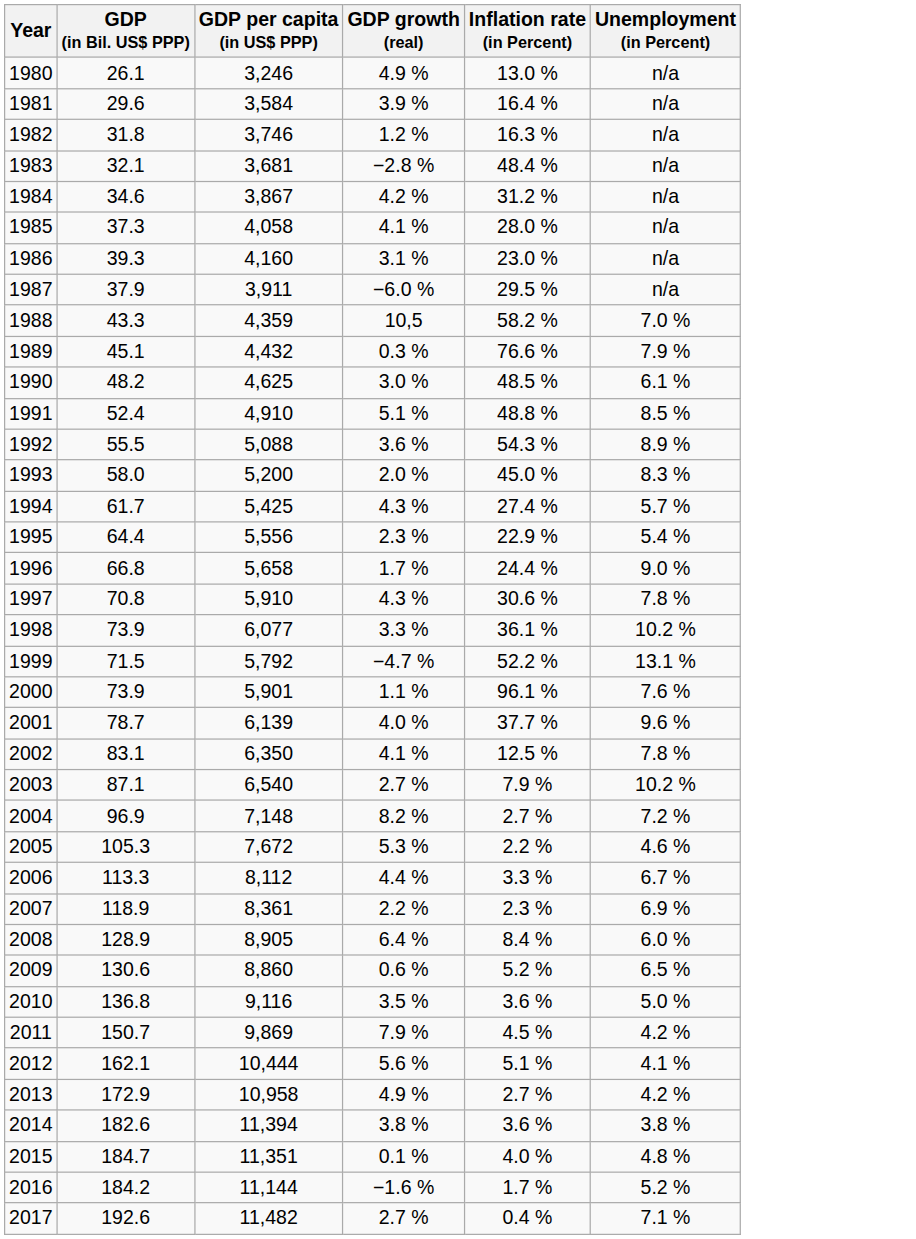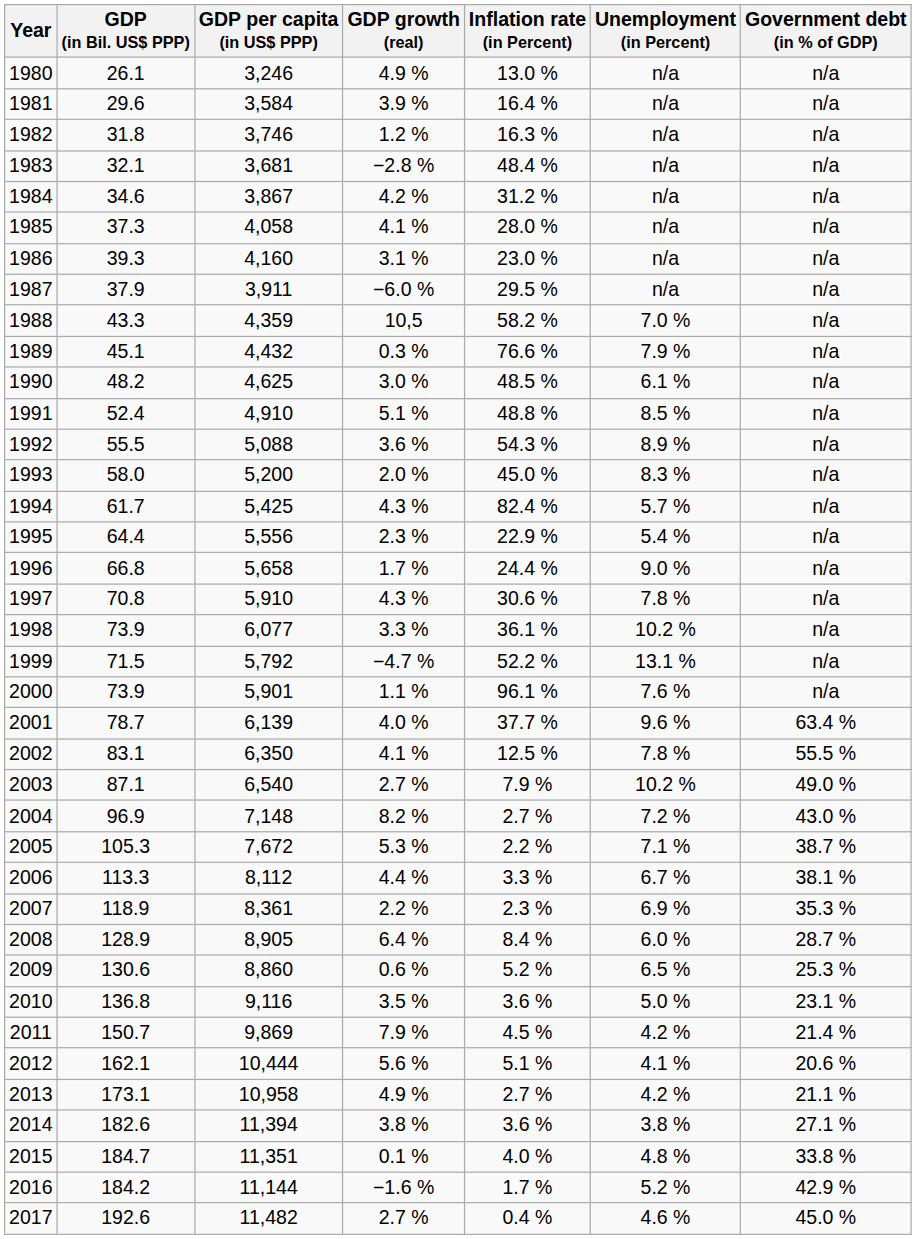+ column: (826, 30)
(527, 506) 27.4 % -> (527, 506) 82.4 %
(665, 846) 4.6 % -> (665, 846) 7.1 %
(126, 1094) 172.9 -> (126, 1094) 173.1
(665, 1218) 7.1 % -> (665, 1218) 4.6 %
